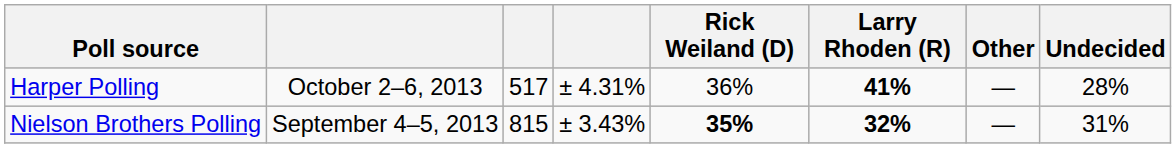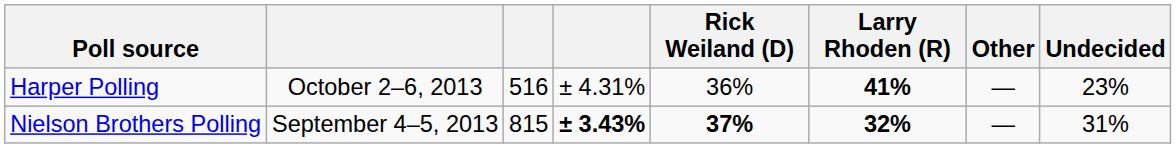(529, 86) 517 -> (529, 86) 516
(1105, 86) 28% -> (1105, 86) 23%
(602, 124) normal -> (602, 124) bold
(730, 124) 35% -> (730, 124) 37%
